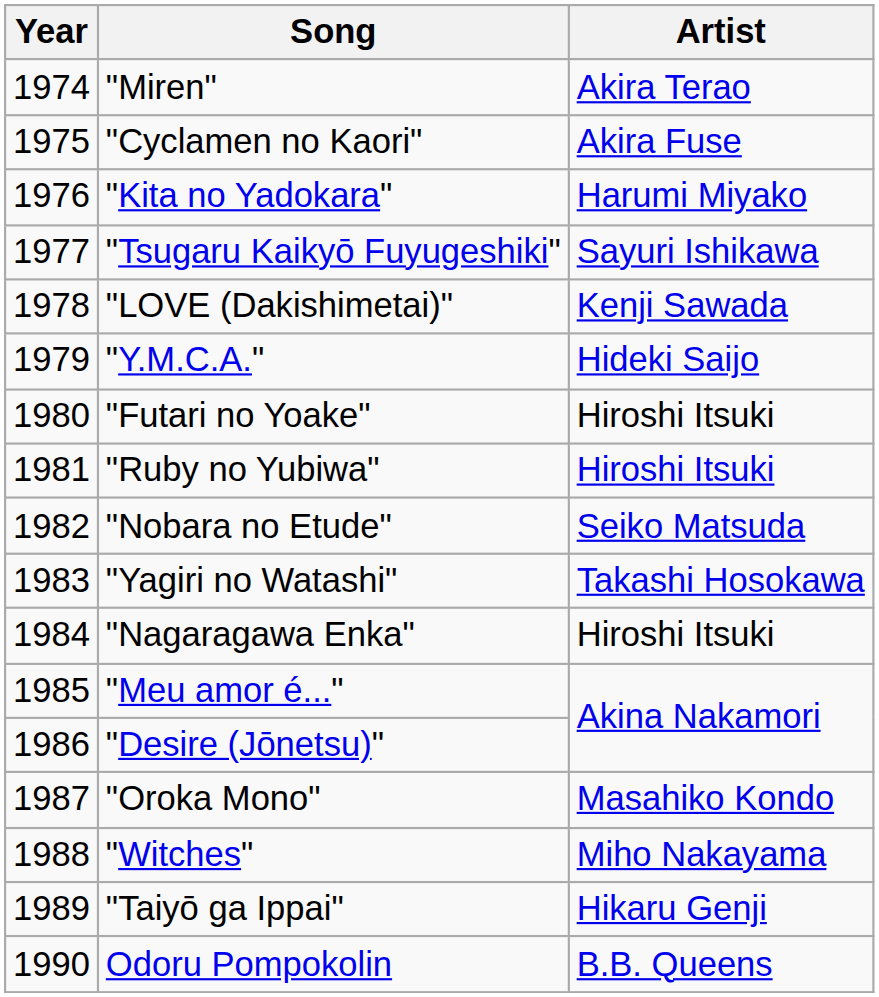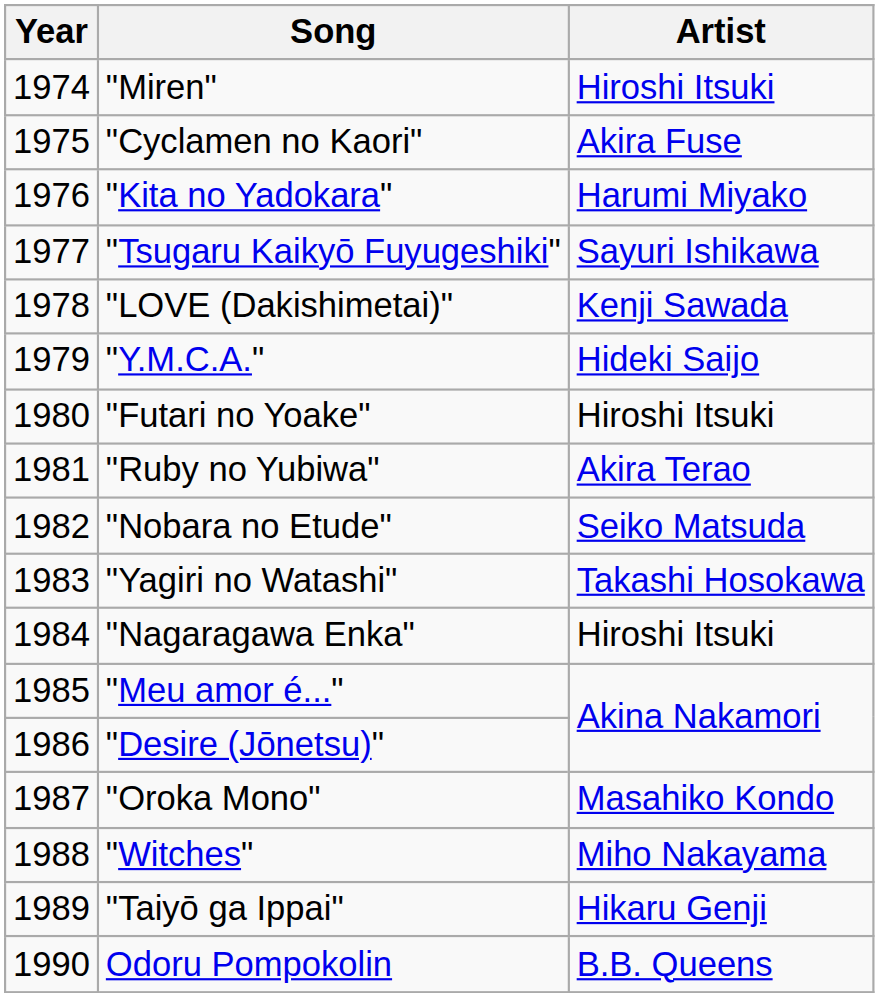(664, 86) Akira Terao -> (676, 86) Hiroshi Itsuki
(676, 470) Hiroshi Itsuki -> (664, 470) Akira Terao
